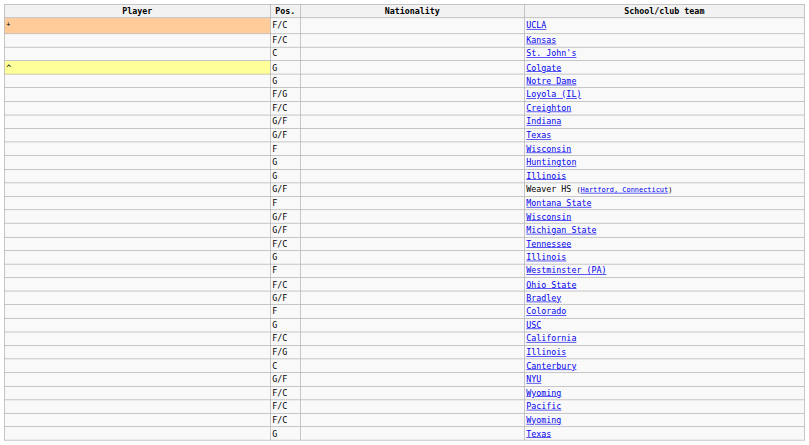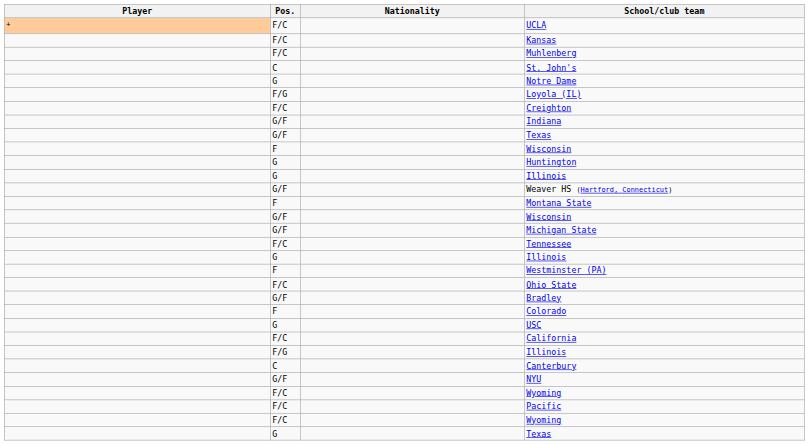+ row: (280, 54)
- row: (275, 67)
